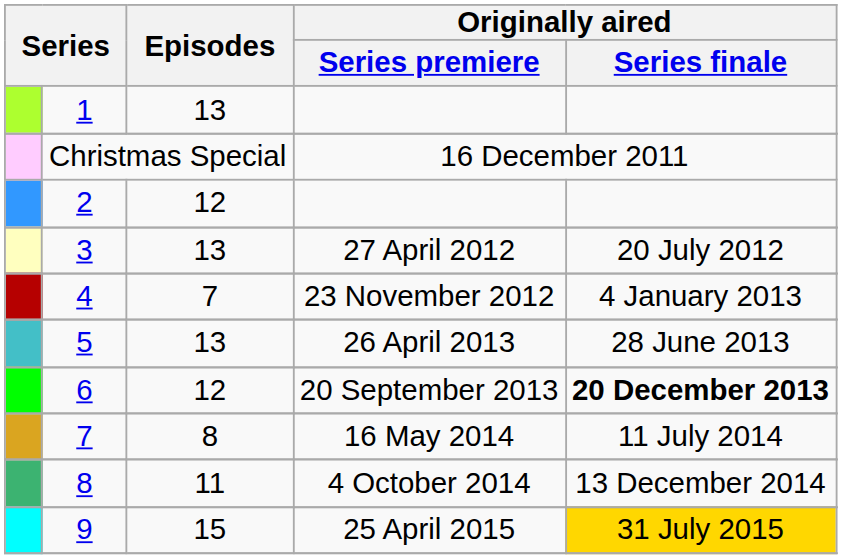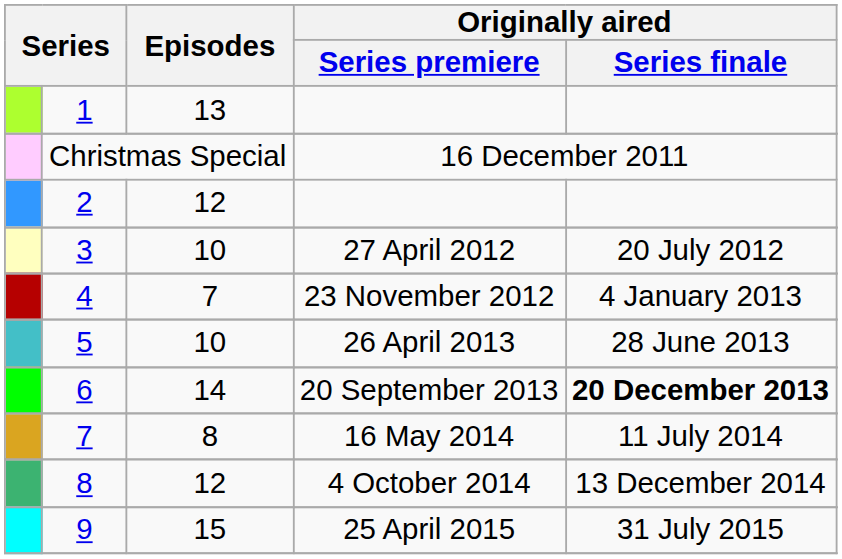(210, 249) 13 -> (210, 249) 10
(210, 342) 13 -> (210, 342) 10
(210, 389) 12 -> (210, 389) 14
(210, 483) 11 -> (210, 483) 12
(700, 529) gold background -> (700, 529) no background
